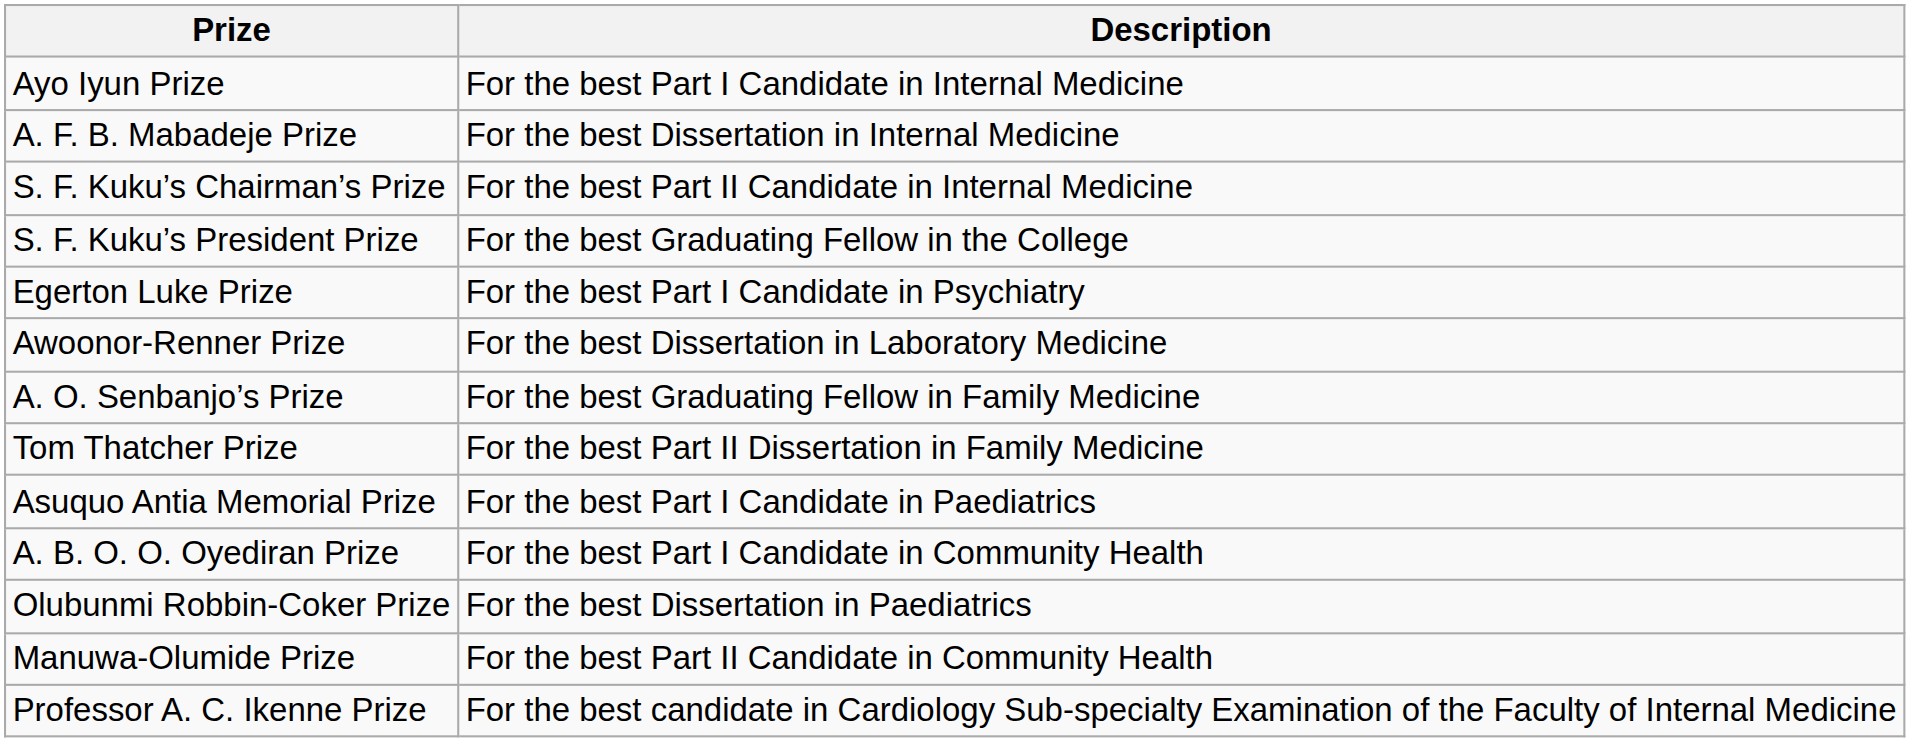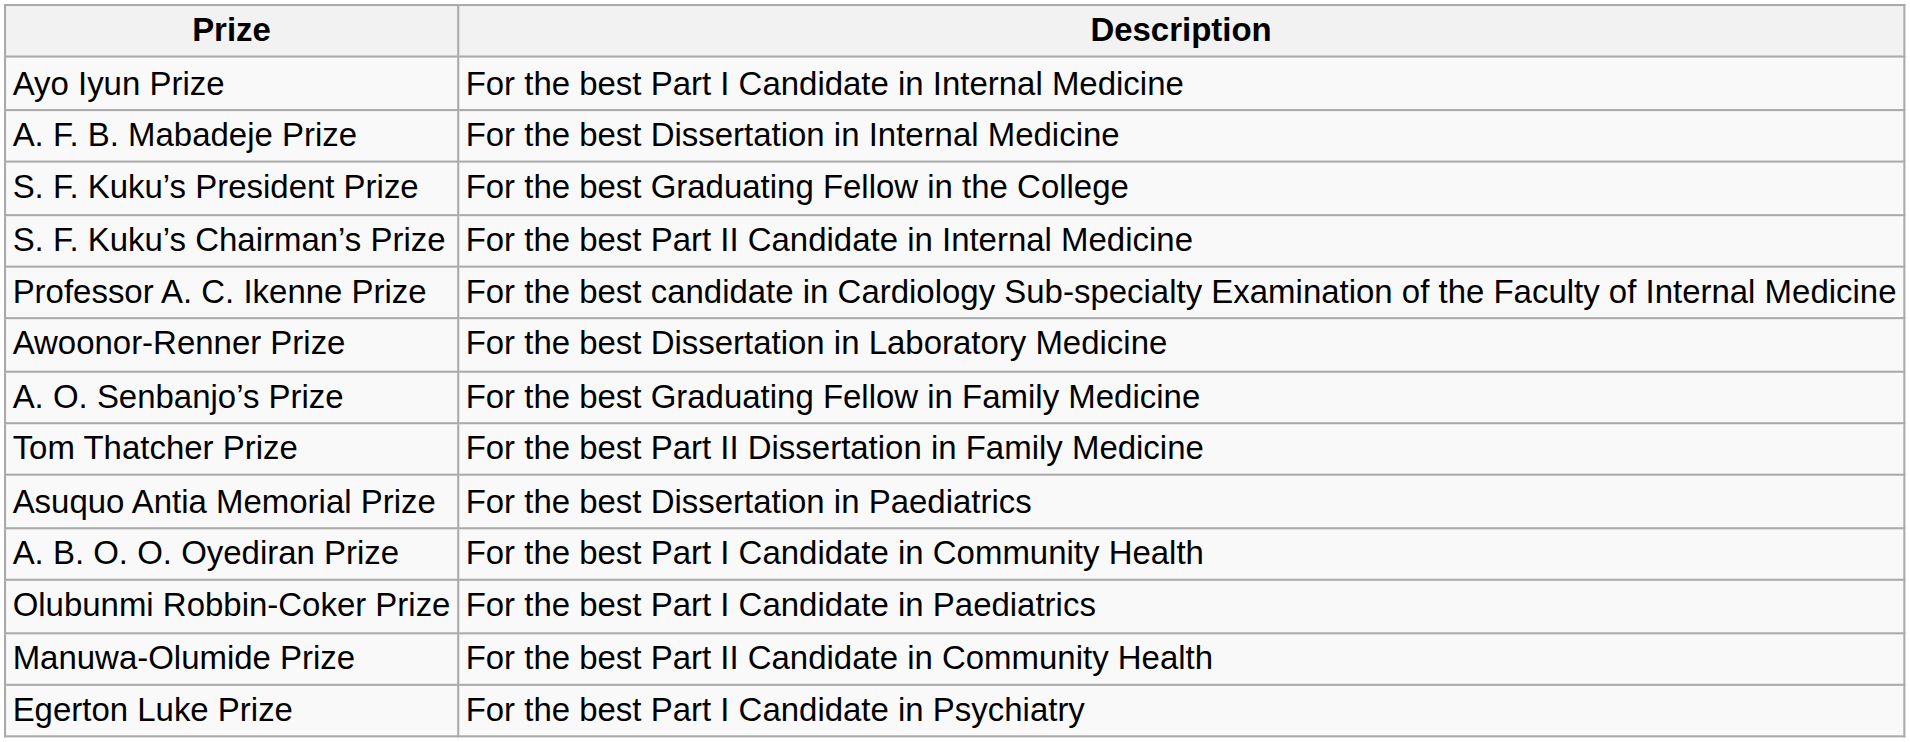rows swapped: (216, 239) <-> (229, 187)
rows swapped: (153, 291) <-> (220, 710)
(781, 501) For the best Part I Candidate in Paediatrics -> (749, 501) For the best Dissertation in Paediatrics
(749, 605) For the best Dissertation in Paediatrics -> (781, 605) For the best Part I Candidate in Paediatrics
